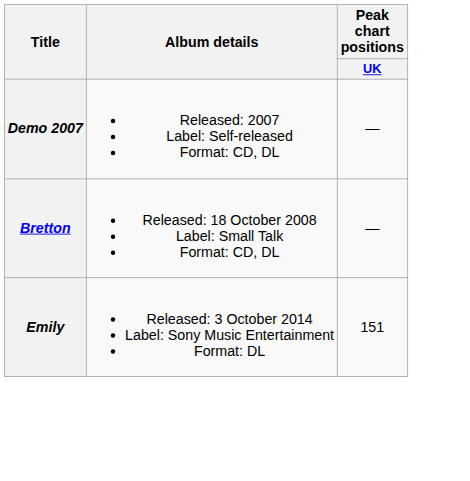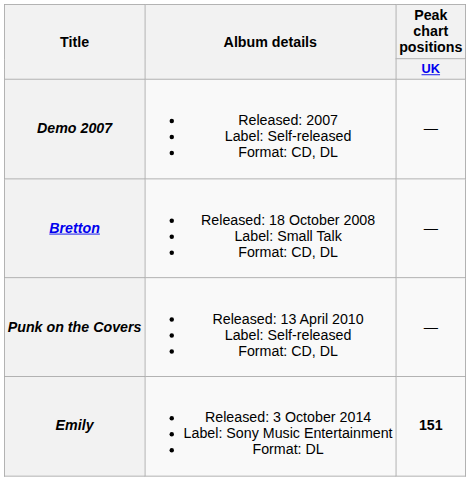+ row: (75, 327)
(372, 327) normal -> (431, 426) bold
